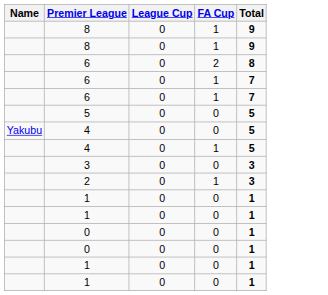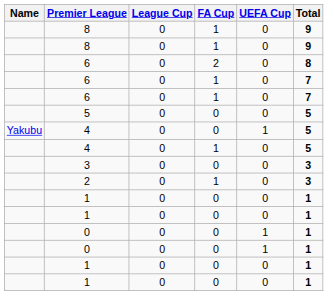+ column: (265, 13)
